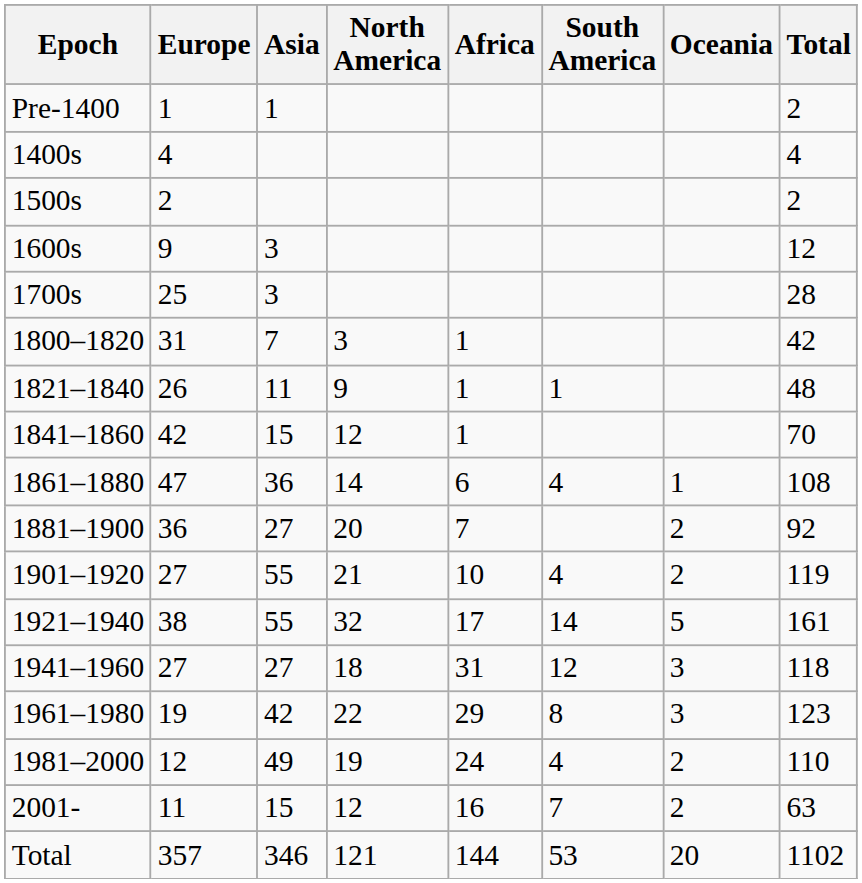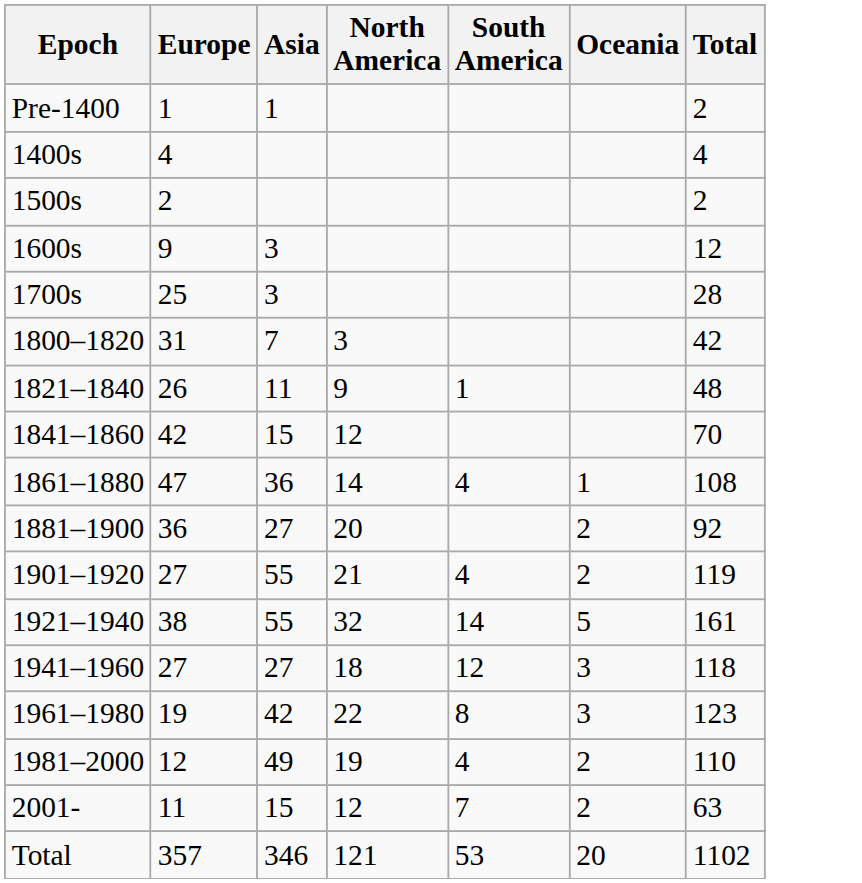- column: (495, 44)
